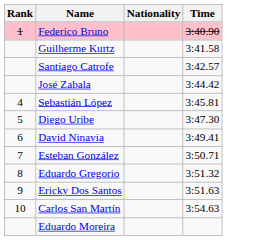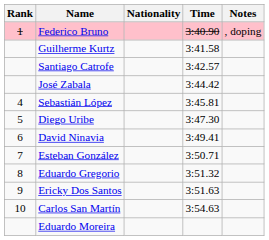+ column: (243, 13)
